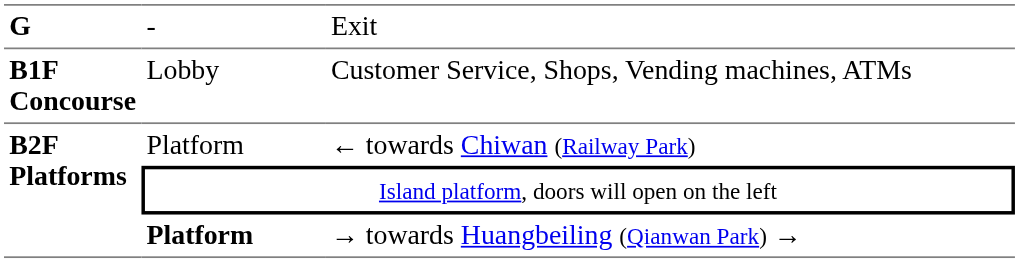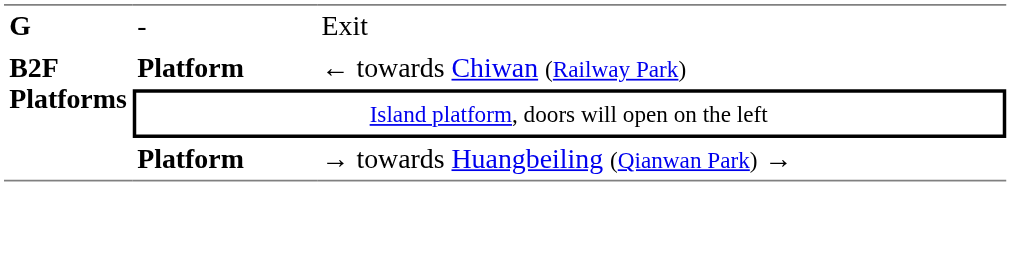- row: (621, 69)
(195, 144) normal -> (191, 68) bold
